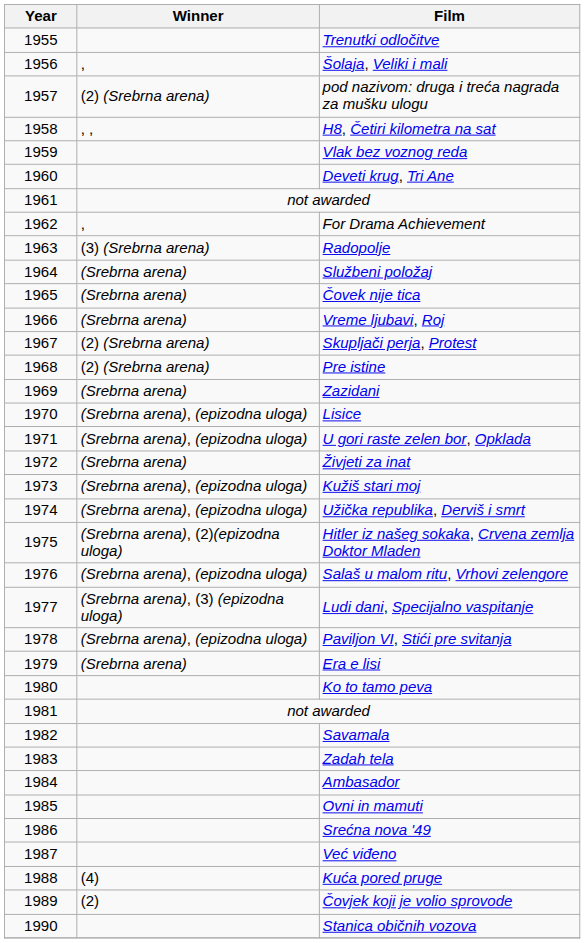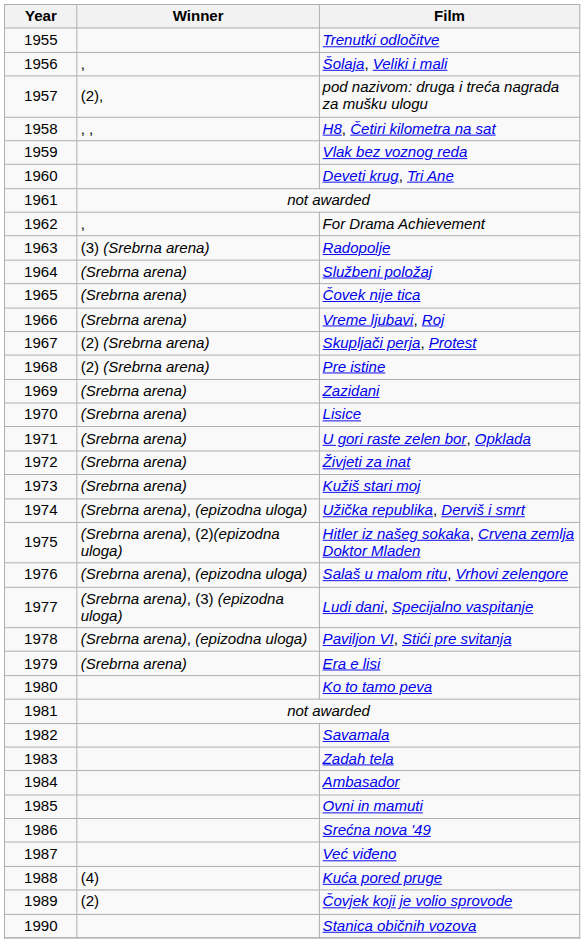(145, 96) (2) (Srebrna arena) -> (92, 96) (2),
(194, 414) (Srebrna arena), (epizodna uloga) -> (134, 414) (Srebrna arena)
(194, 438) (Srebrna arena), (epizodna uloga) -> (134, 438) (Srebrna arena)
(194, 486) (Srebrna arena), (epizodna uloga) -> (134, 486) (Srebrna arena)
